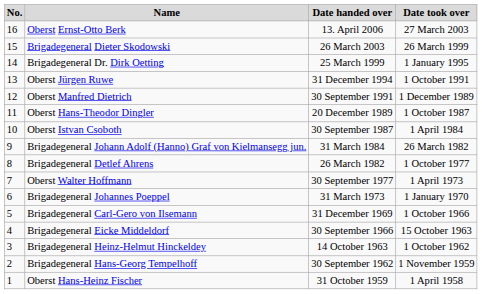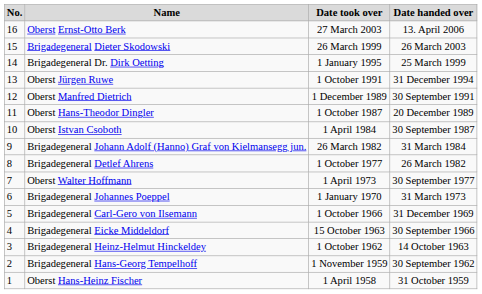columns swapped: (436, 12) <-> (352, 12)
